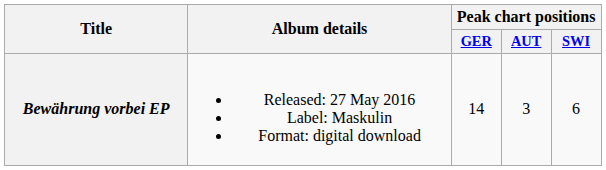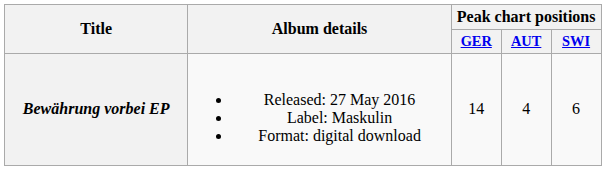(526, 109) 3 -> (526, 109) 4
